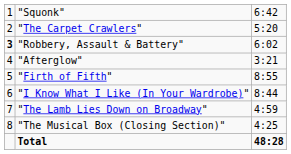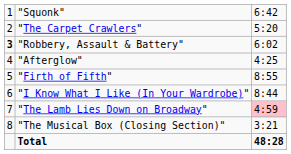(266, 61) 3:21 -> (266, 61) 4:25
(266, 109) no background -> (266, 109) pink background
(266, 125) 4:25 -> (266, 125) 3:21
